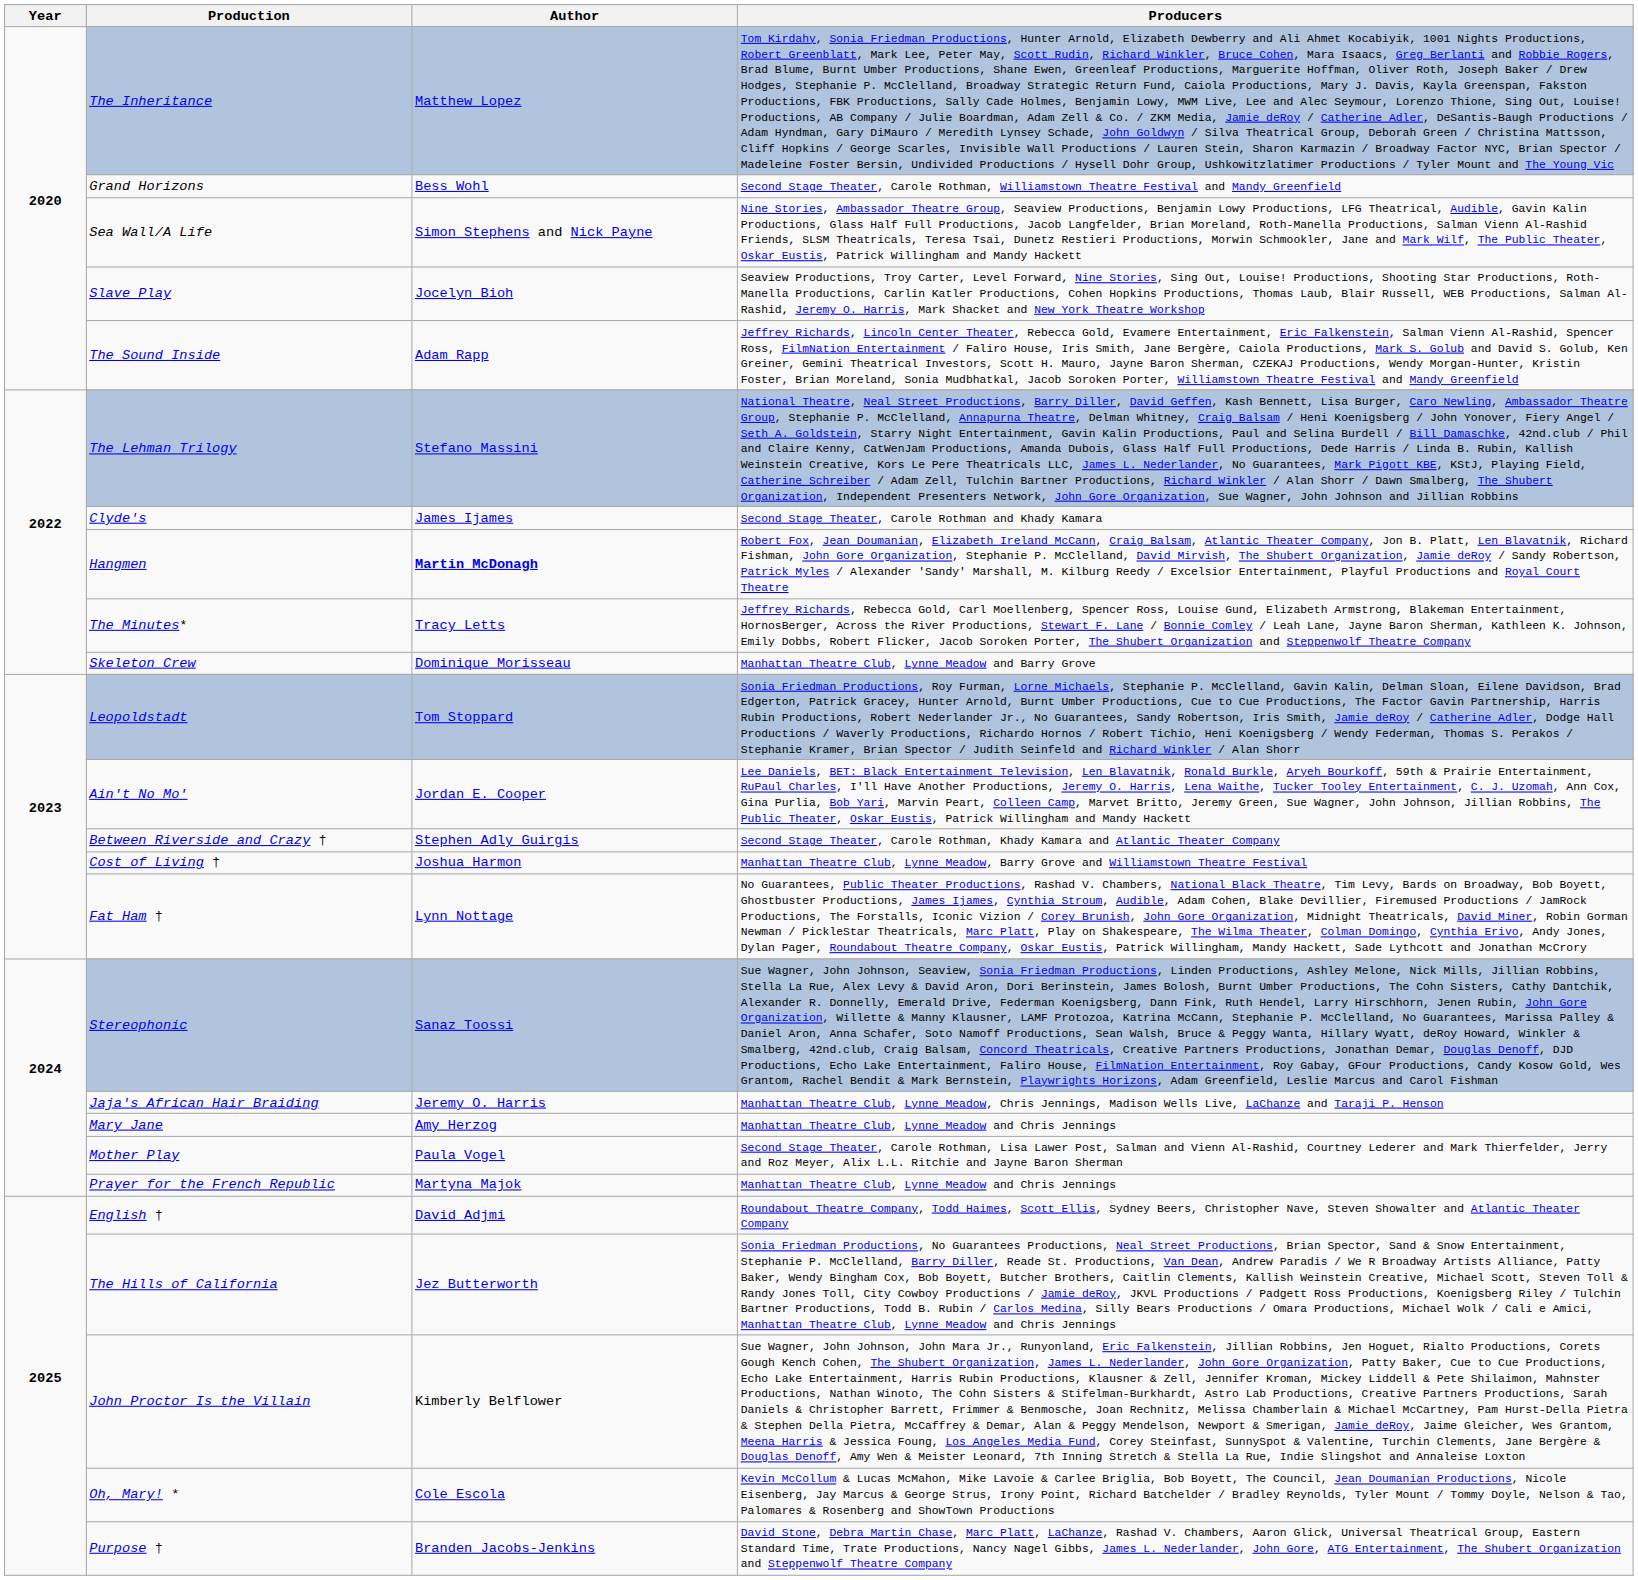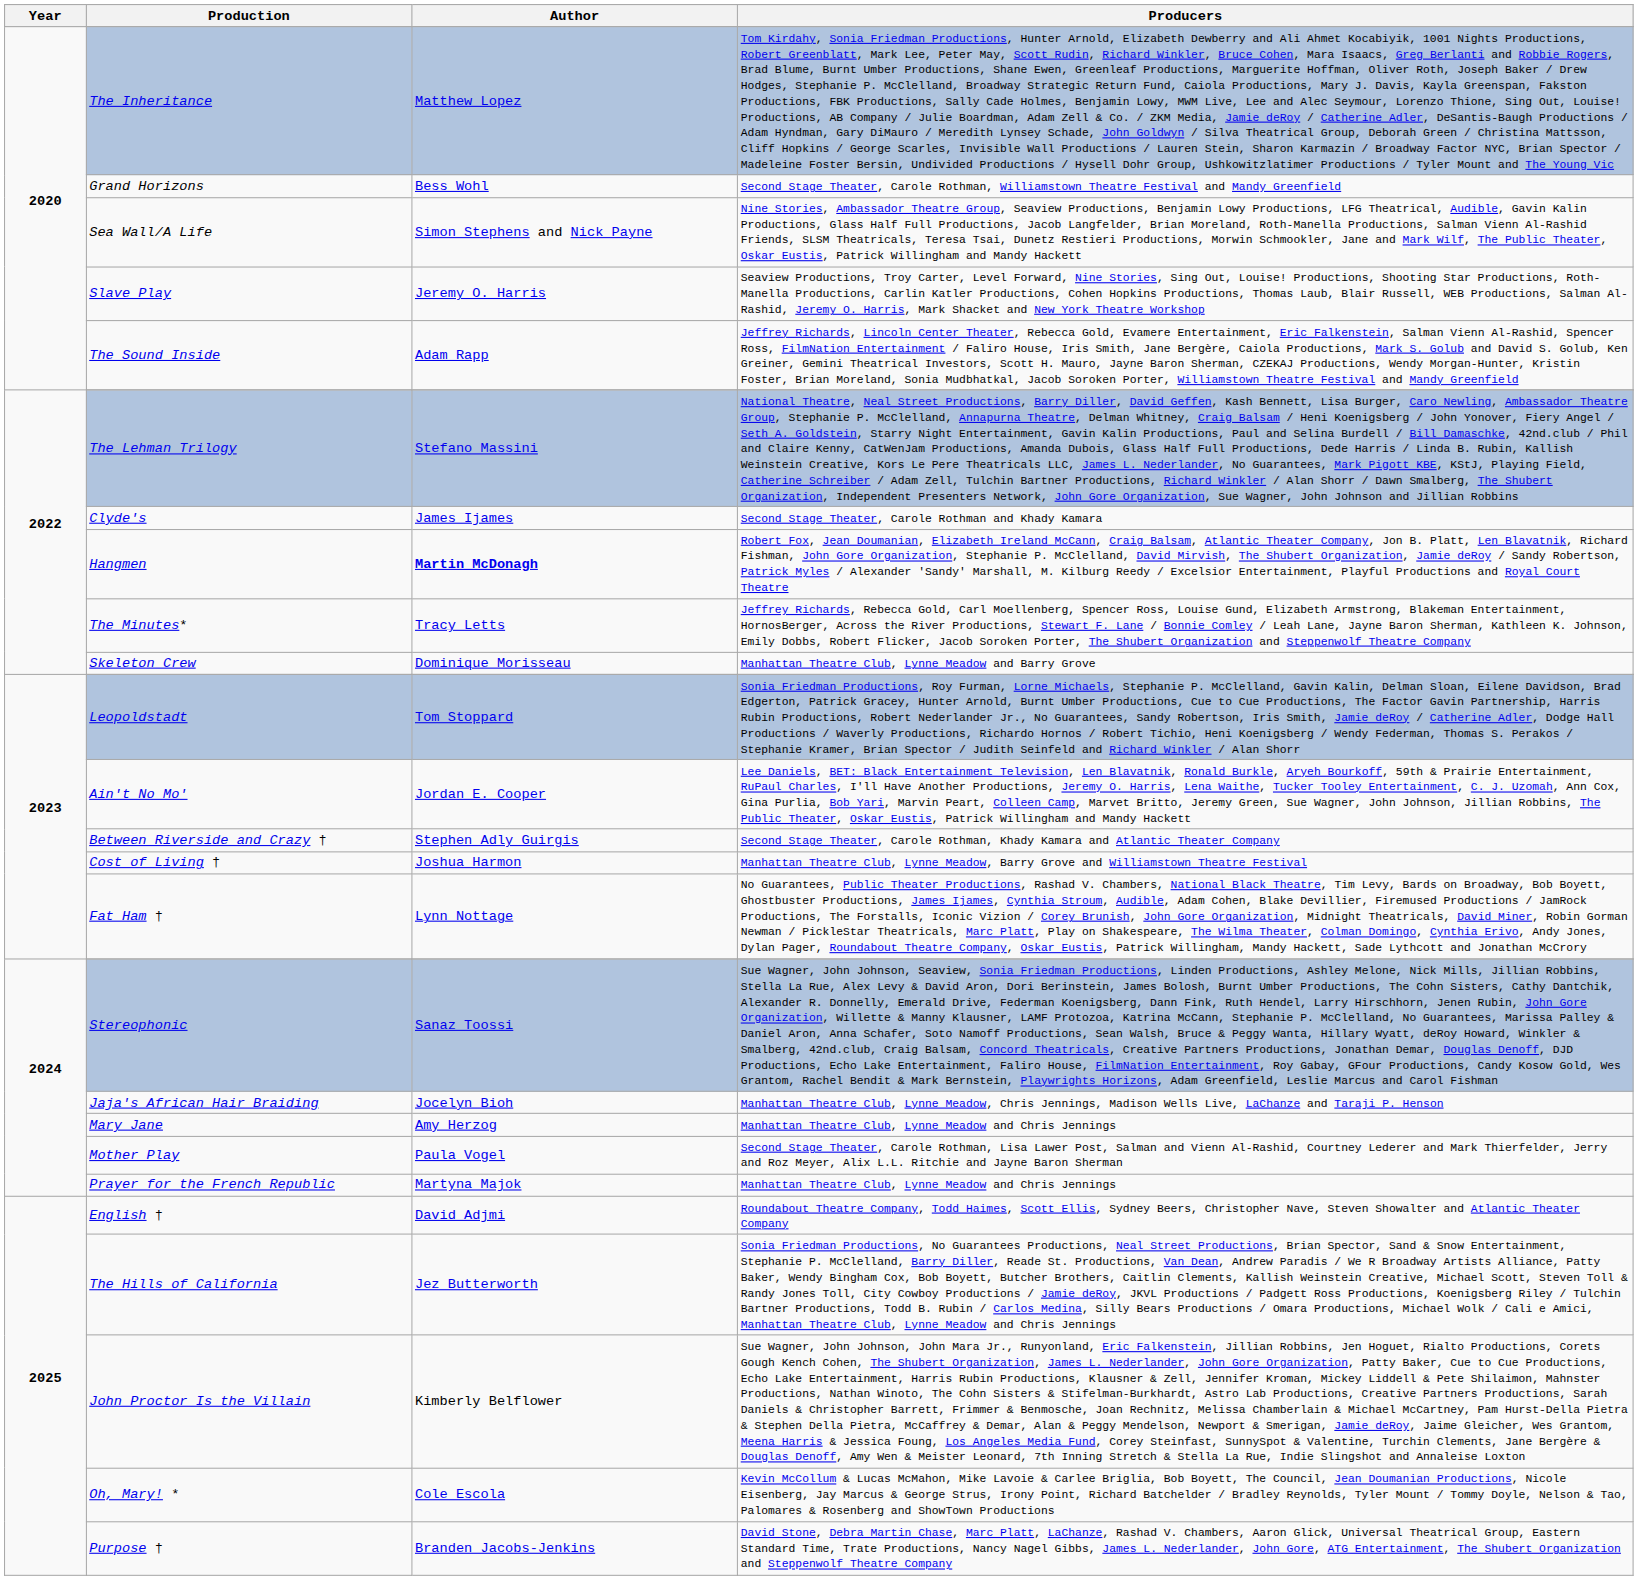(464, 294) Jocelyn Bioh -> (481, 294) Jeremy O. Harris
(481, 1103) Jeremy O. Harris -> (464, 1103) Jocelyn Bioh
